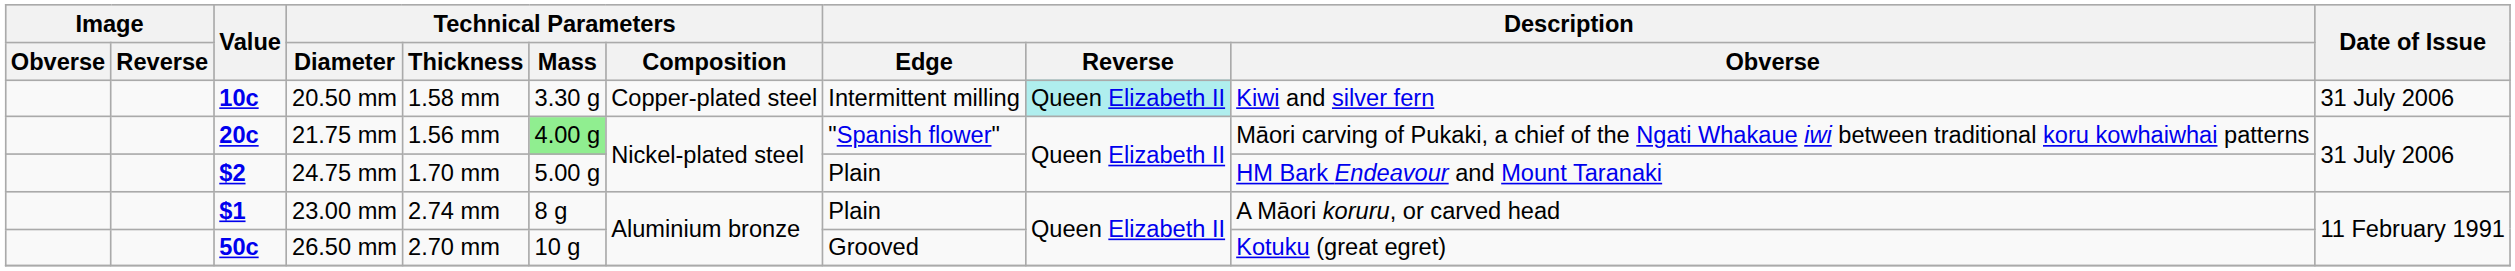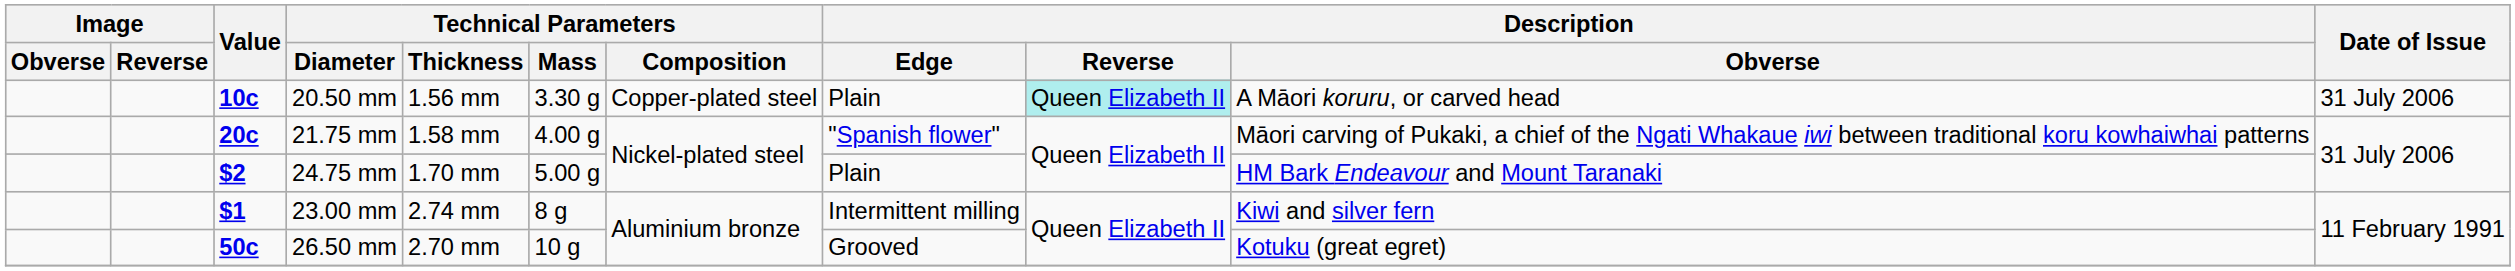(454, 98) 1.58 mm -> (454, 98) 1.56 mm
(924, 98) Intermittent milling -> (855, 98) Plain
(1335, 98) Kiwi and silver fern -> (1398, 98) A Māori koruru, or carved head
(454, 136) 1.56 mm -> (454, 136) 1.58 mm
(567, 136) lightgreen background -> (567, 136) no background
(855, 210) Plain -> (924, 210) Intermittent milling
(1398, 210) A Māori koruru, or carved head -> (1335, 210) Kiwi and silver fern
